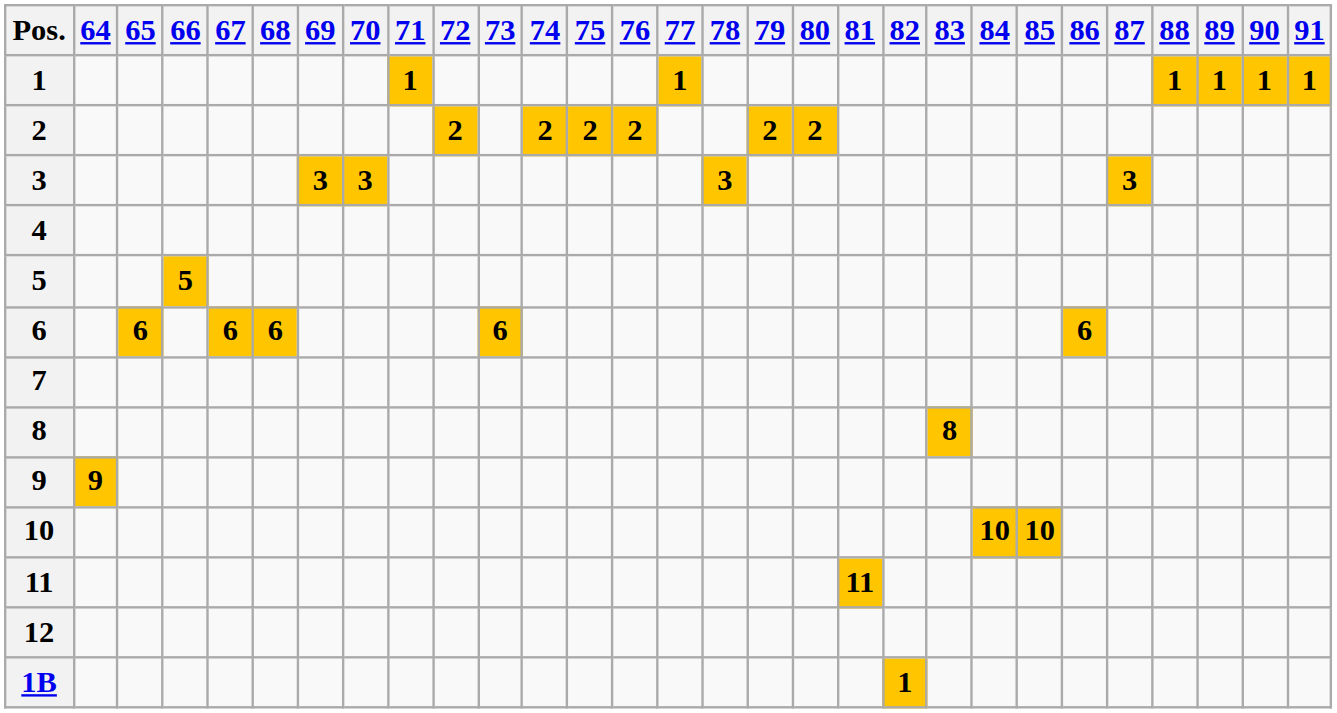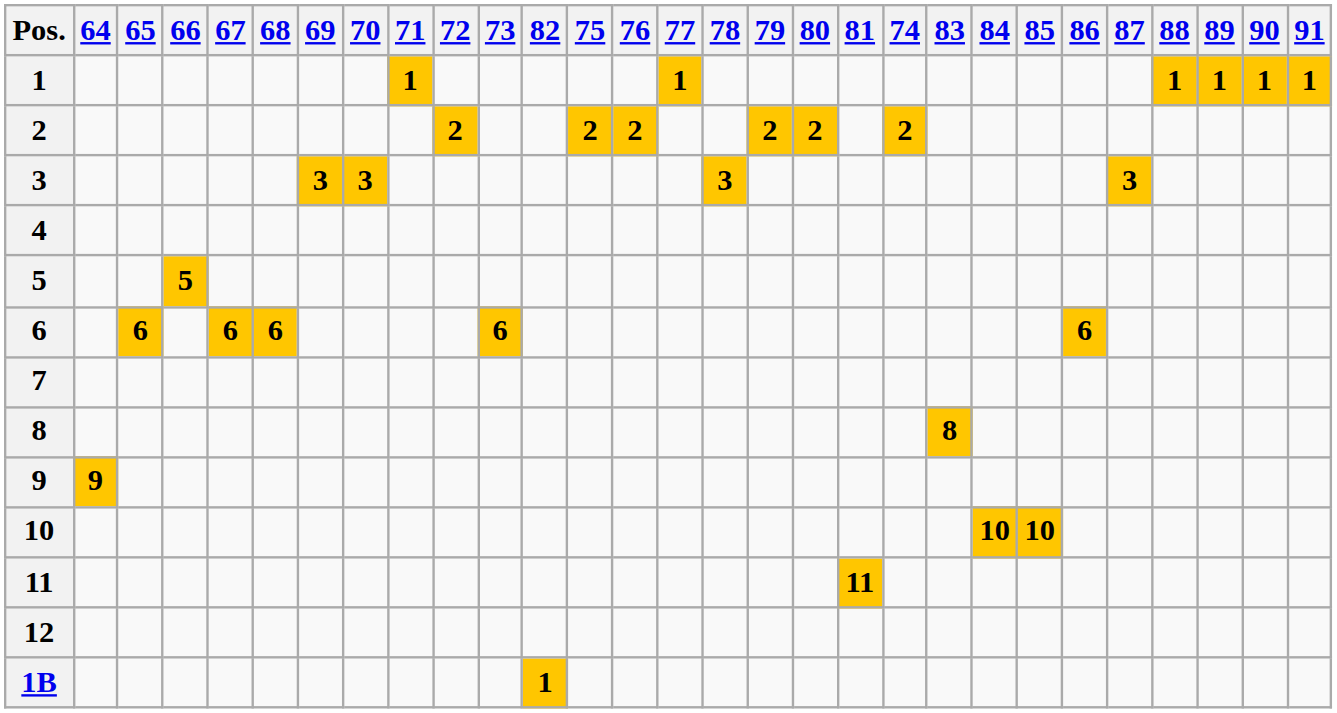columns swapped: (545, 29) <-> (905, 29)
